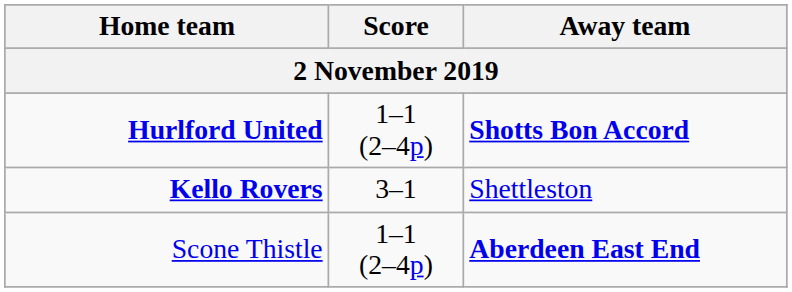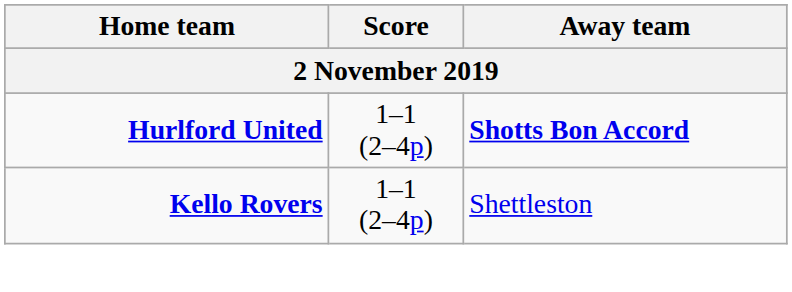(396, 189) 3–1 -> (396, 204) 1–1 (2–4p)
- row: (247, 248)
